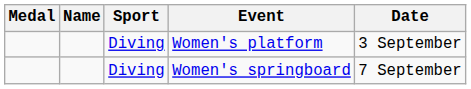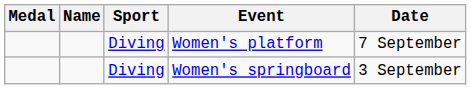(410, 44) 3 September -> (410, 44) 7 September
(410, 70) 7 September -> (410, 70) 3 September
